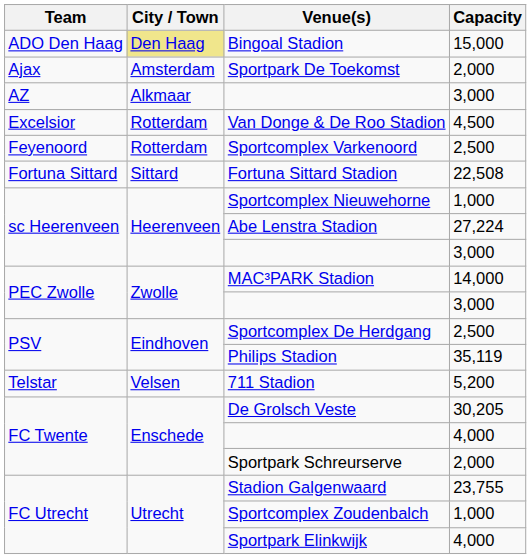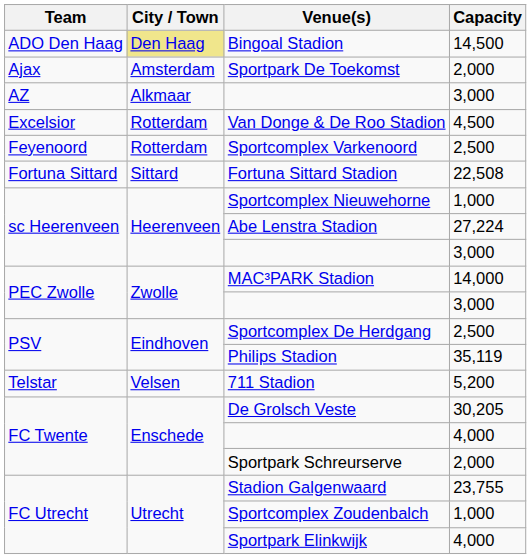(478, 43) 15,000 -> (478, 43) 14,500
